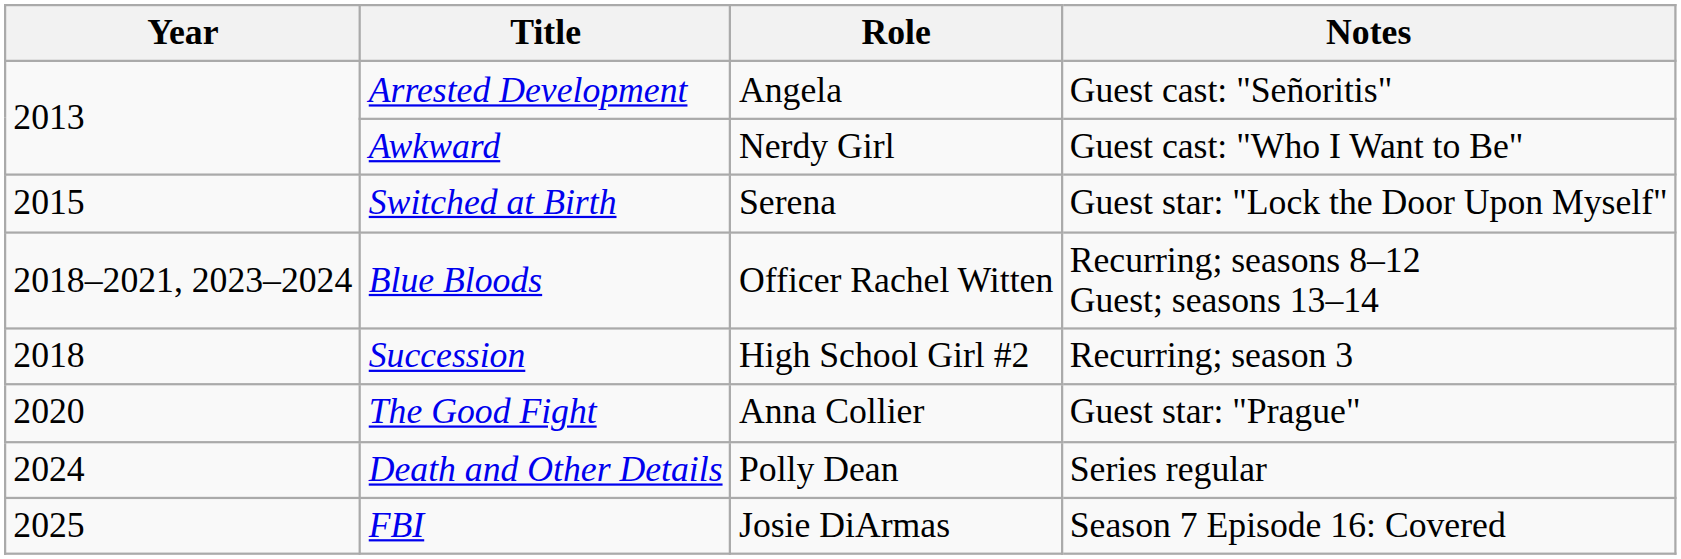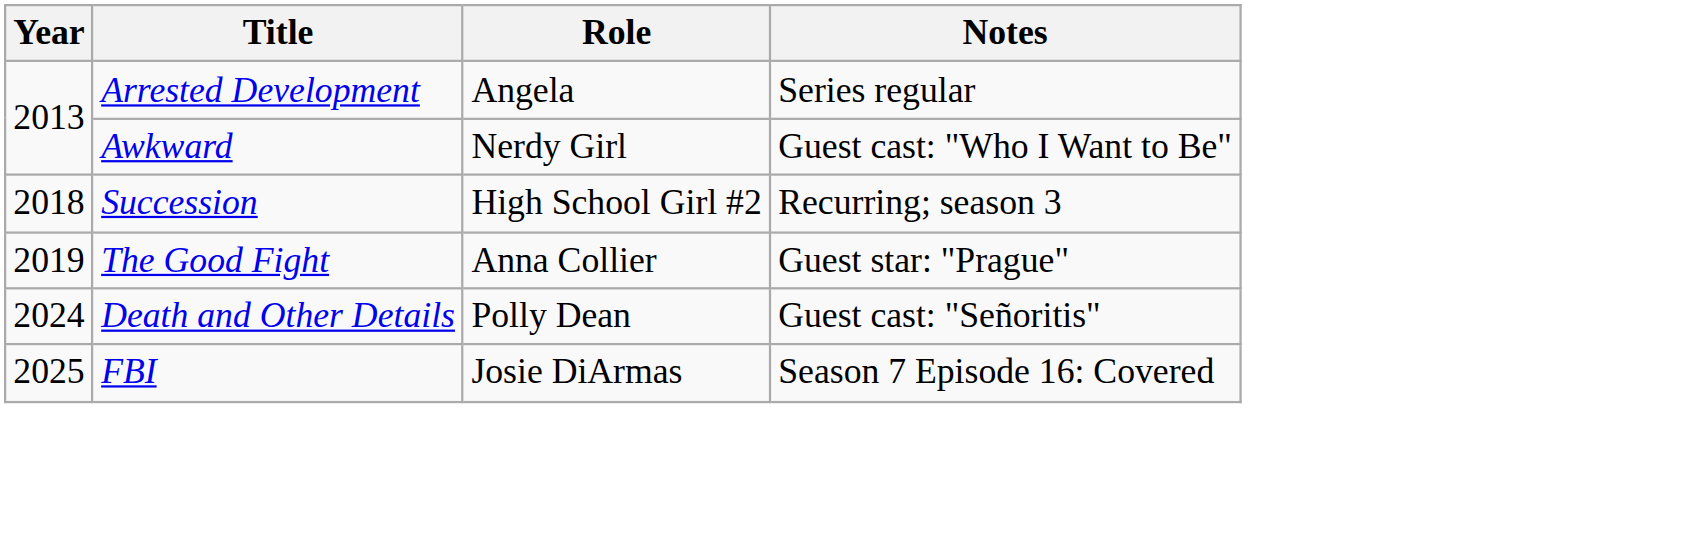(1231, 89) Guest cast: "Señoritis" -> (877, 89) Series regular
- row: (493, 202)
- row: (455, 279)
(49, 412) 2020 -> (49, 259) 2019
(1168, 469) Series regular -> (939, 315) Guest cast: "Señoritis"
